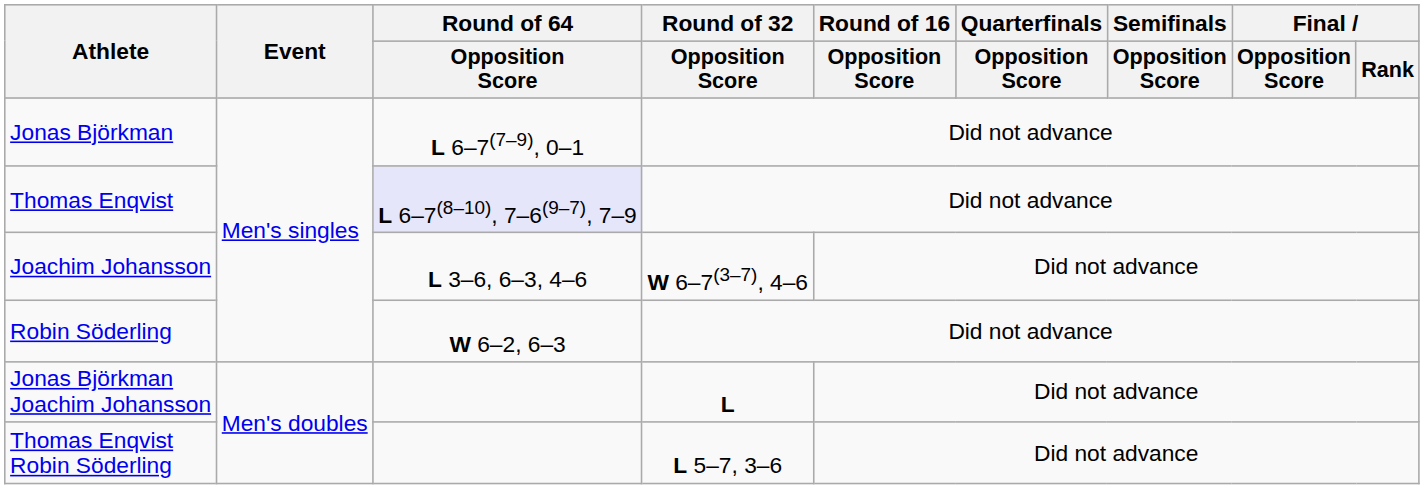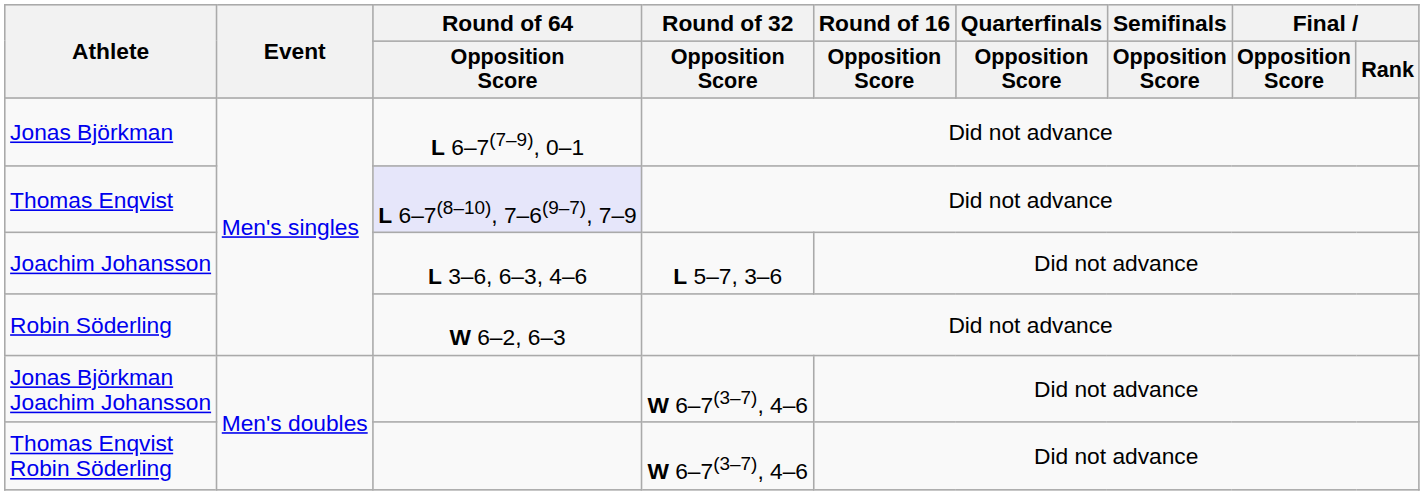(728, 279) W 6–7(3–7), 4–6 -> (728, 276) L 5–7, 3–6
(728, 405) L -> (728, 402) W 6–7(3–7), 4–6
(728, 466) L 5–7, 3–6 -> (728, 469) W 6–7(3–7), 4–6
